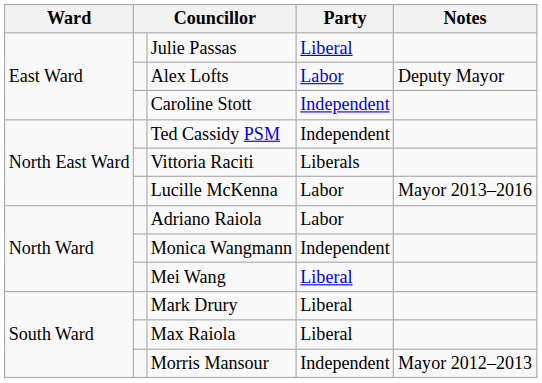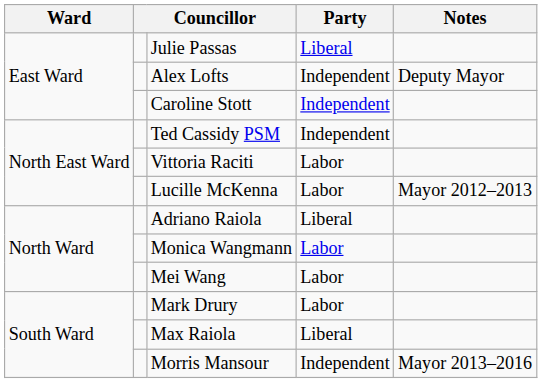(322, 76) Labor -> (345, 76) Independent
(330, 162) Liberals -> (322, 162) Labor
(465, 190) Mayor 2013–2016 -> (465, 190) Mayor 2012–2013
(322, 219) Labor -> (326, 219) Liberal
(345, 248) Independent -> (322, 248) Labor
(326, 276) Liberal -> (322, 276) Labor
(326, 305) Liberal -> (322, 305) Labor
(465, 362) Mayor 2012–2013 -> (465, 362) Mayor 2013–2016
